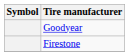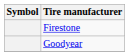rows swapped: (62, 43) <-> (63, 28)
